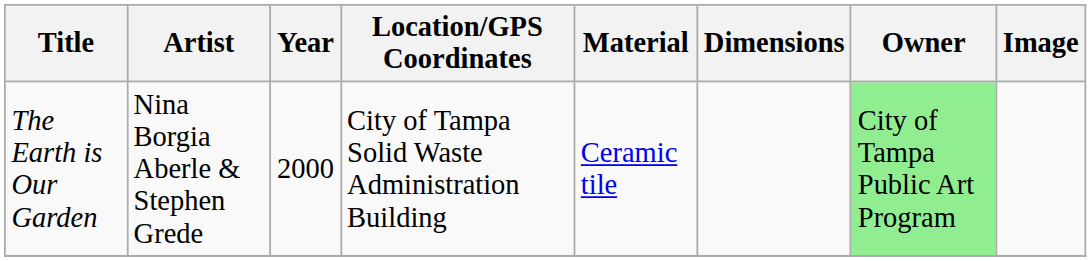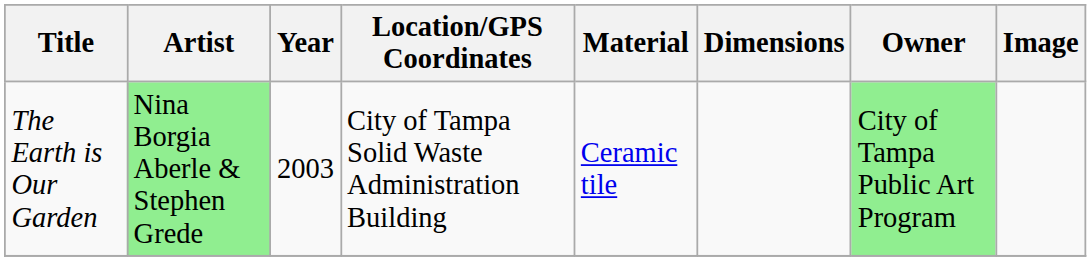(187, 168) no background -> (187, 168) lightgreen background
(306, 168) 2000 -> (306, 168) 2003
